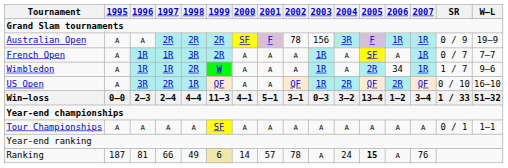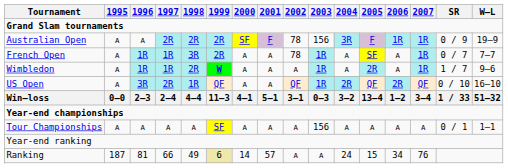(296, 55) A -> (296, 55) 78
(398, 69) 34 -> (398, 70) A
(321, 127) A -> (321, 127) 156
(296, 156) 78 -> (296, 156) A
(372, 156) bold -> (372, 156) normal
(398, 156) A -> (398, 156) 34
